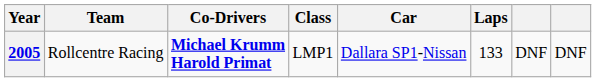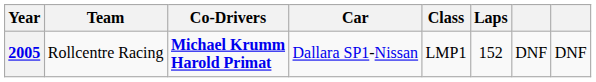columns swapped: (404, 18) <-> (313, 18)
(491, 53) 133 -> (491, 53) 152
